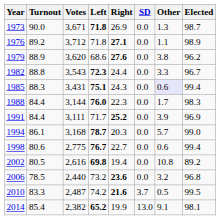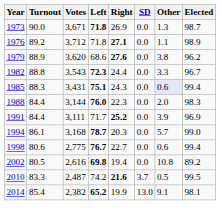(163, 102) 1.7 -> (163, 102) 2.0
- row: (16, 177)
